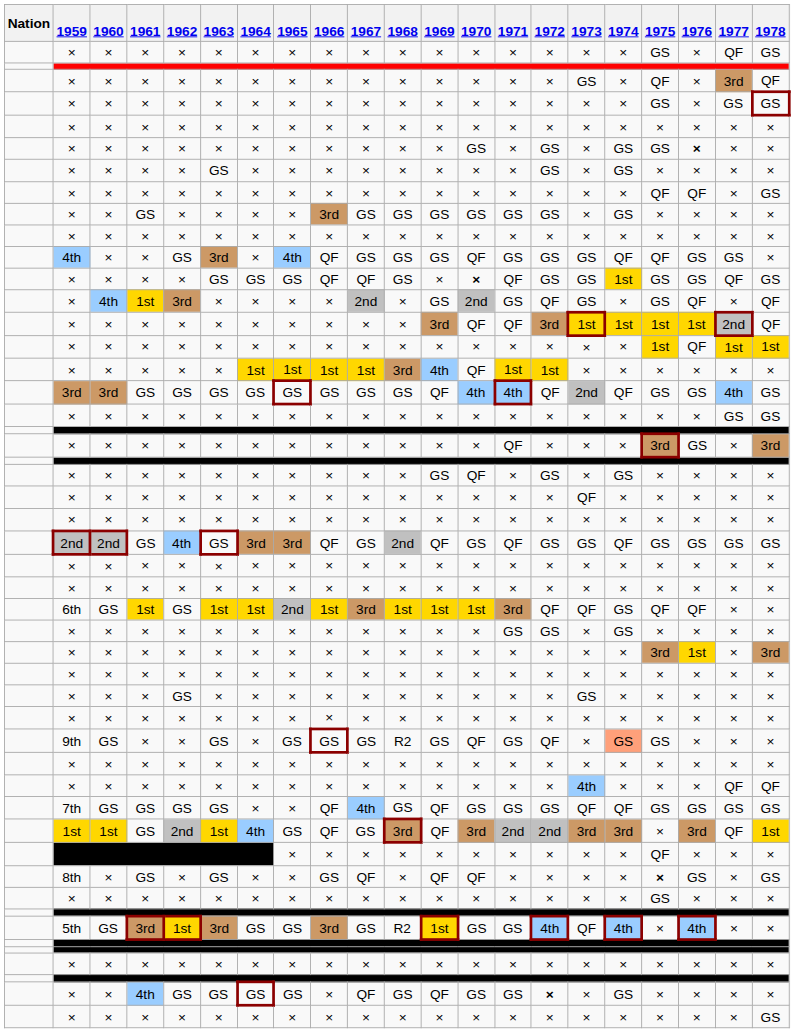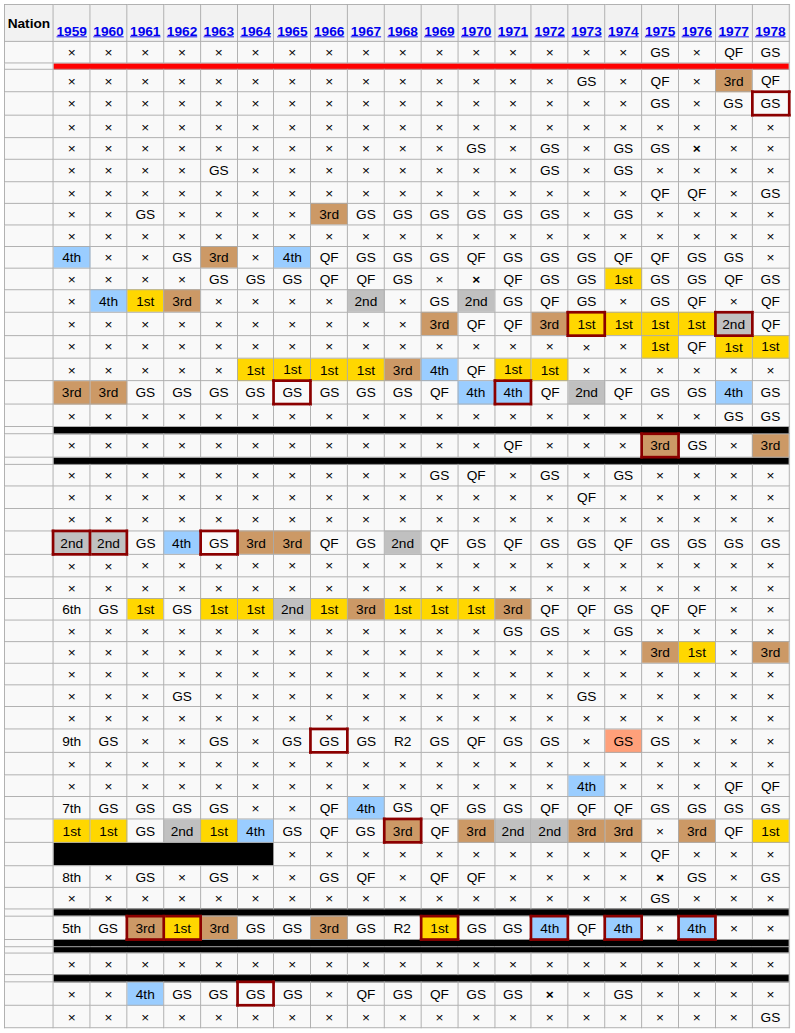(550, 741) QF -> (550, 741) GS
(550, 808) GS -> (550, 808) QF
